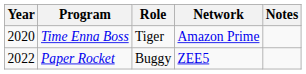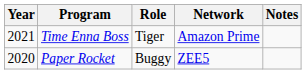(21, 36) 2020 -> (21, 36) 2021
(21, 58) 2022 -> (21, 58) 2020
